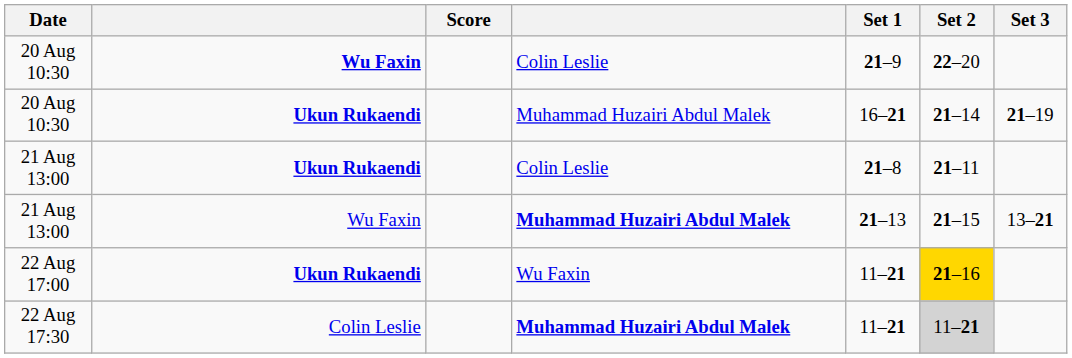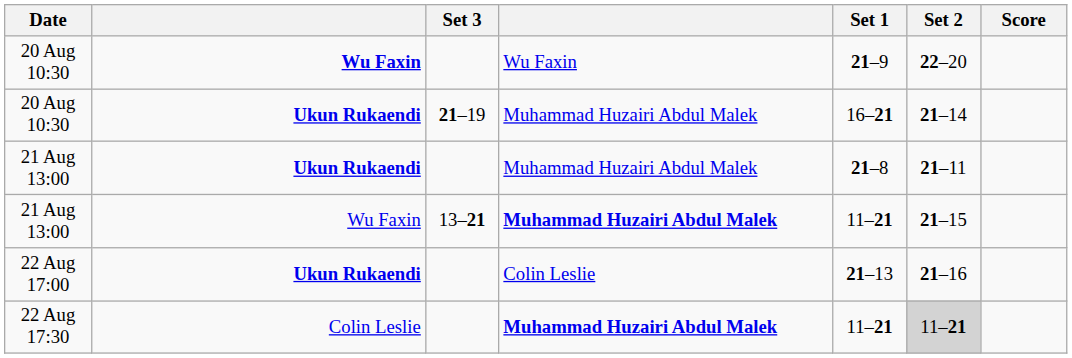columns swapped: (469, 20) <-> (1030, 20)
(562, 62) Colin Leslie -> (540, 62) Wu Faxin
(562, 168) Colin Leslie -> (630, 168) Muhammad Huzairi Abdul Malek
(883, 221) 21–13 -> (870, 221) 11–21
(553, 274) Wu Faxin -> (549, 274) Colin Leslie
(883, 274) 11–21 -> (870, 274) 21–13
(956, 274) gold background -> (943, 274) no background
